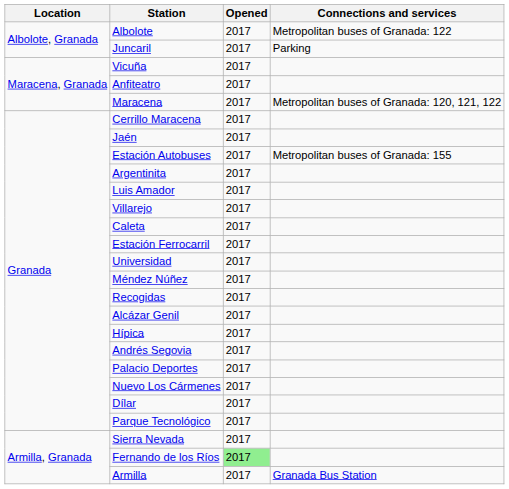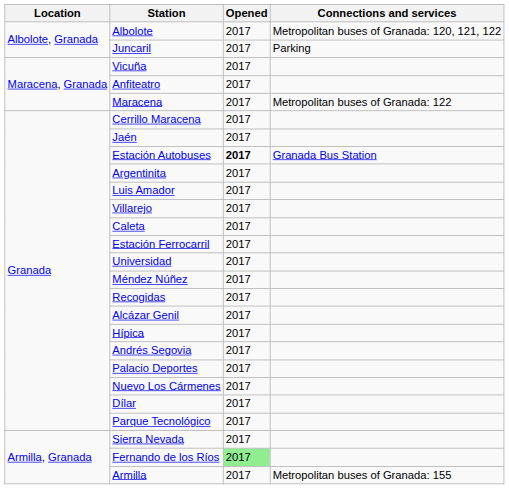(362, 31) Metropolitan buses of Granada: 122 -> (387, 31) Metropolitan buses of Granada: 120, 121, 122
(387, 102) Metropolitan buses of Granada: 120, 121, 122 -> (362, 102) Metropolitan buses of Granada: 122
(238, 155) normal -> (238, 155) bold
(362, 155) Metropolitan buses of Granada: 155 -> (325, 155) Granada Bus Station
(325, 475) Granada Bus Station -> (362, 475) Metropolitan buses of Granada: 155
